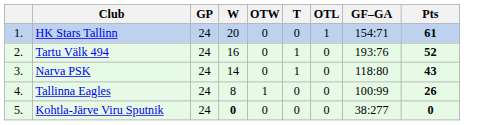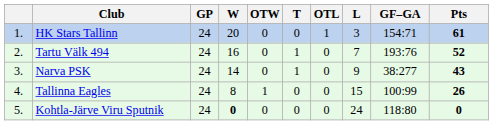+ column: (356, 14)
(372, 71) 118:80 -> (400, 71) 38:277
(372, 110) 38:277 -> (400, 110) 118:80
